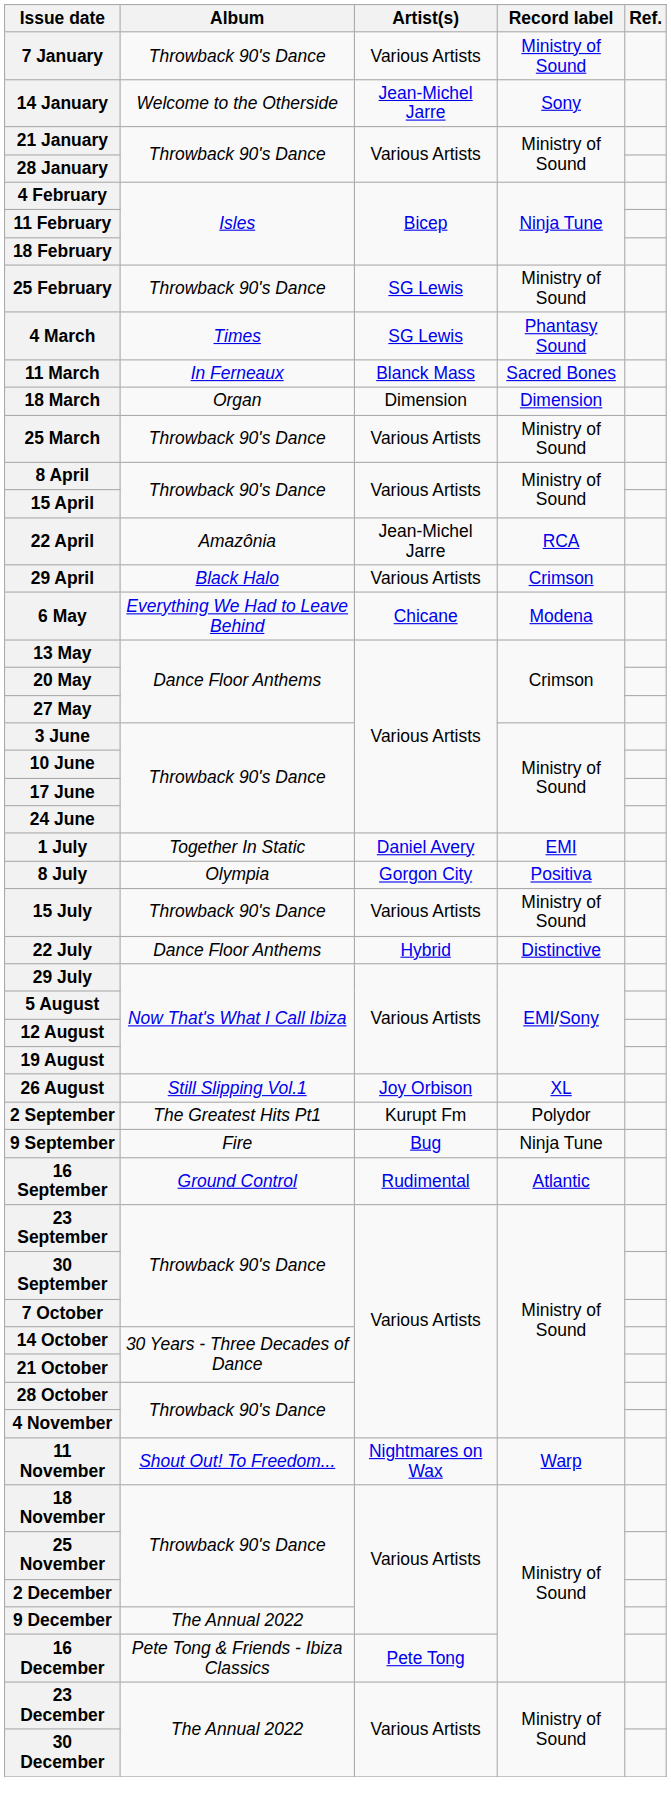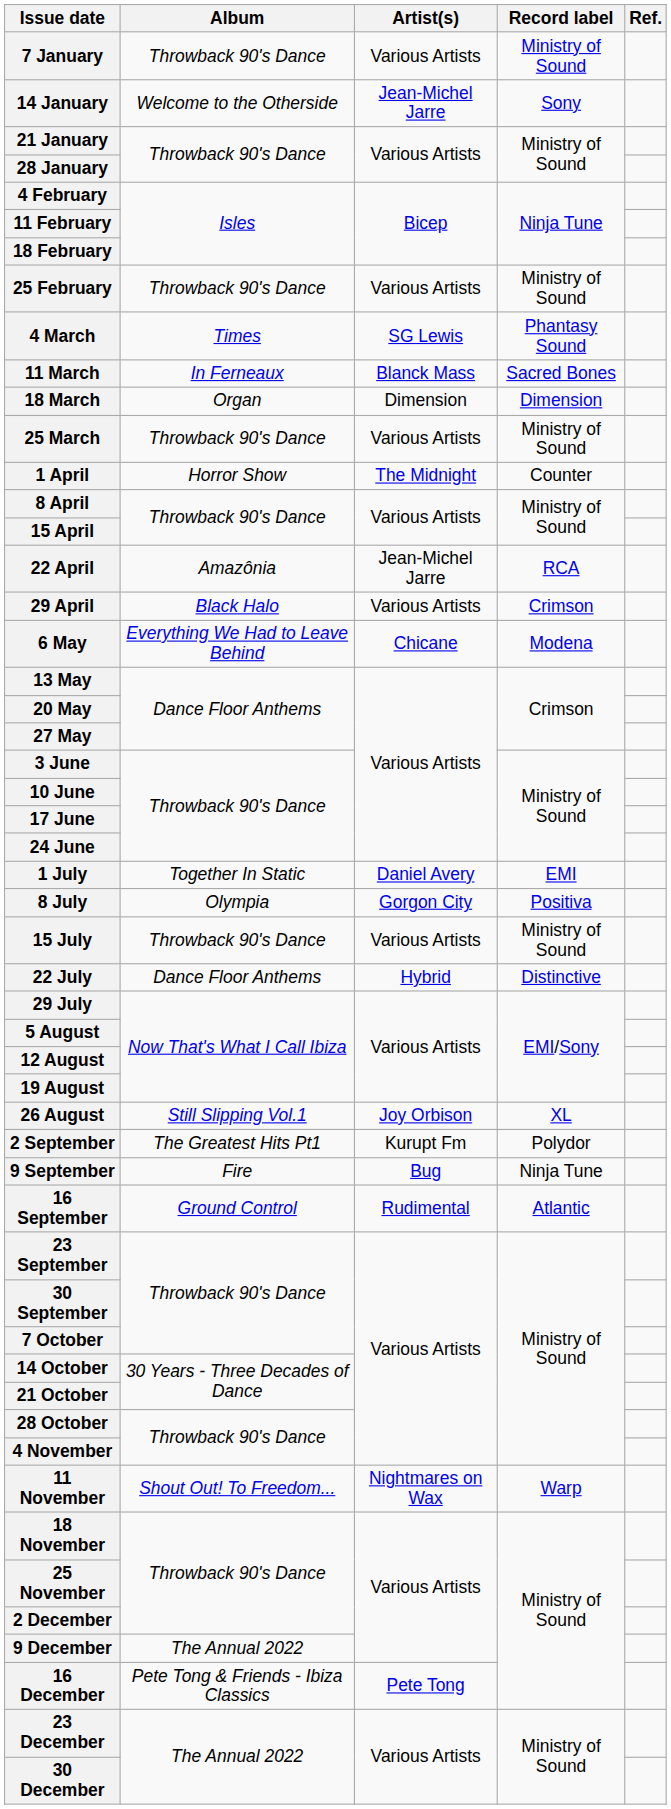(426, 288) SG Lewis -> (426, 288) Various Artists
+ row: (62, 475)
